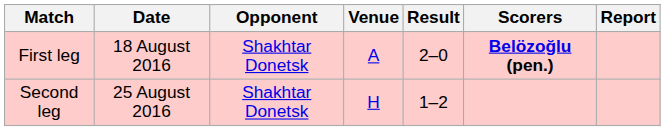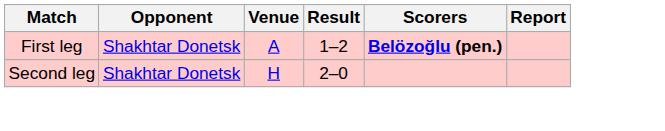- column: (152, 18)
(433, 55) 2–0 -> (334, 45) 1–2
(433, 102) 1–2 -> (334, 73) 2–0
